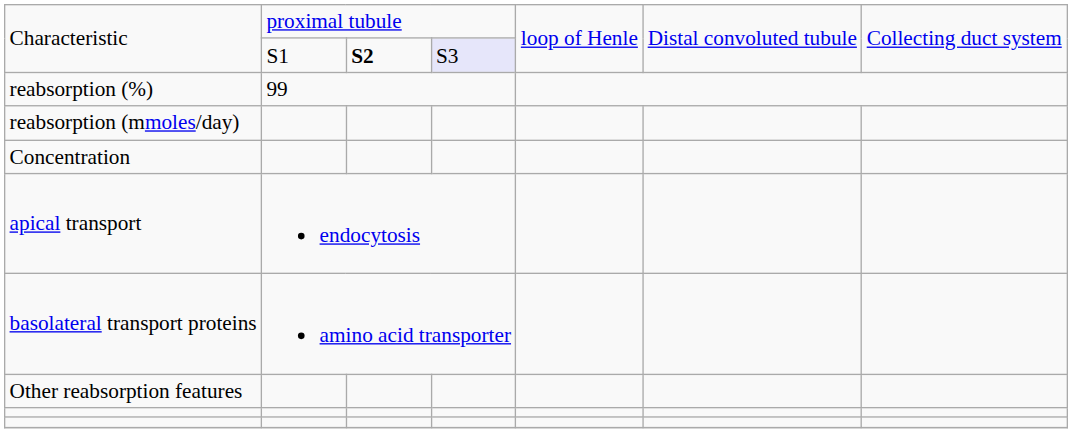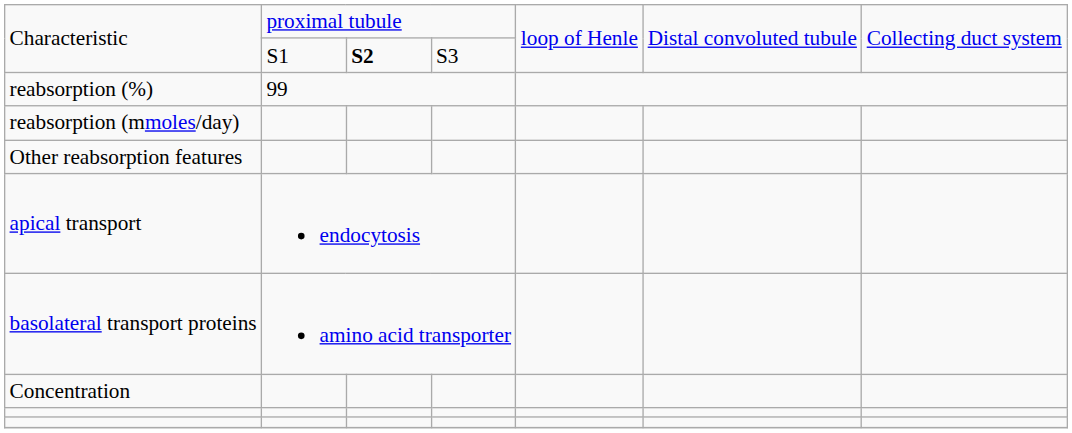(447, 55) lavender background -> (447, 55) no background
rows swapped: (70, 156) <-> (126, 390)
